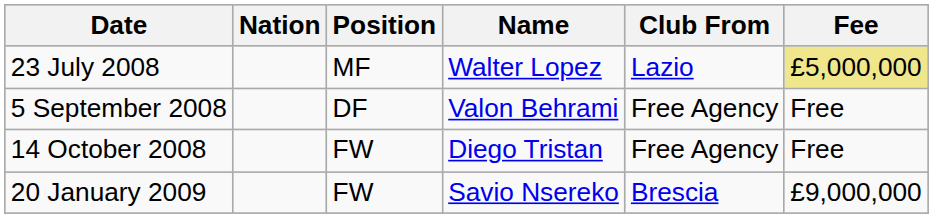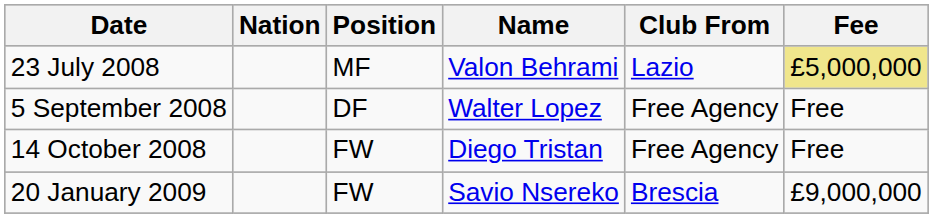(525, 66) Walter Lopez -> (533, 66) Valon Behrami
(533, 108) Valon Behrami -> (525, 108) Walter Lopez
